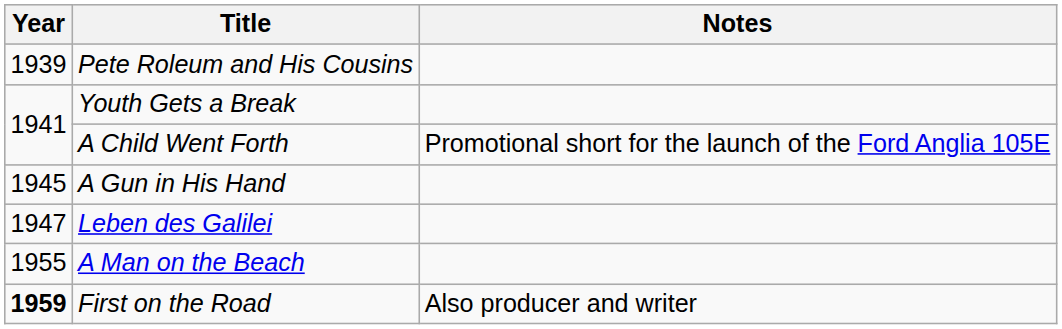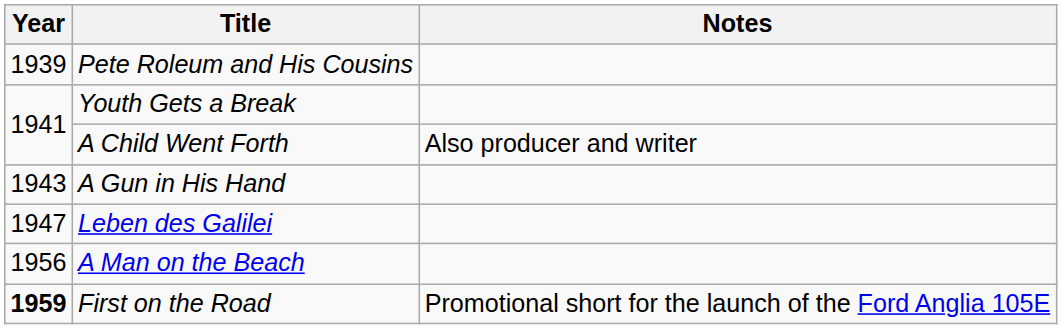(738, 143) Promotional short for the launch of the Ford Anglia 105E -> (561, 143) Also producer and writer
(39, 183) 1945 -> (39, 183) 1943
(39, 263) 1955 -> (39, 263) 1956
(561, 303) Also producer and writer -> (738, 303) Promotional short for the launch of the Ford Anglia 105E
